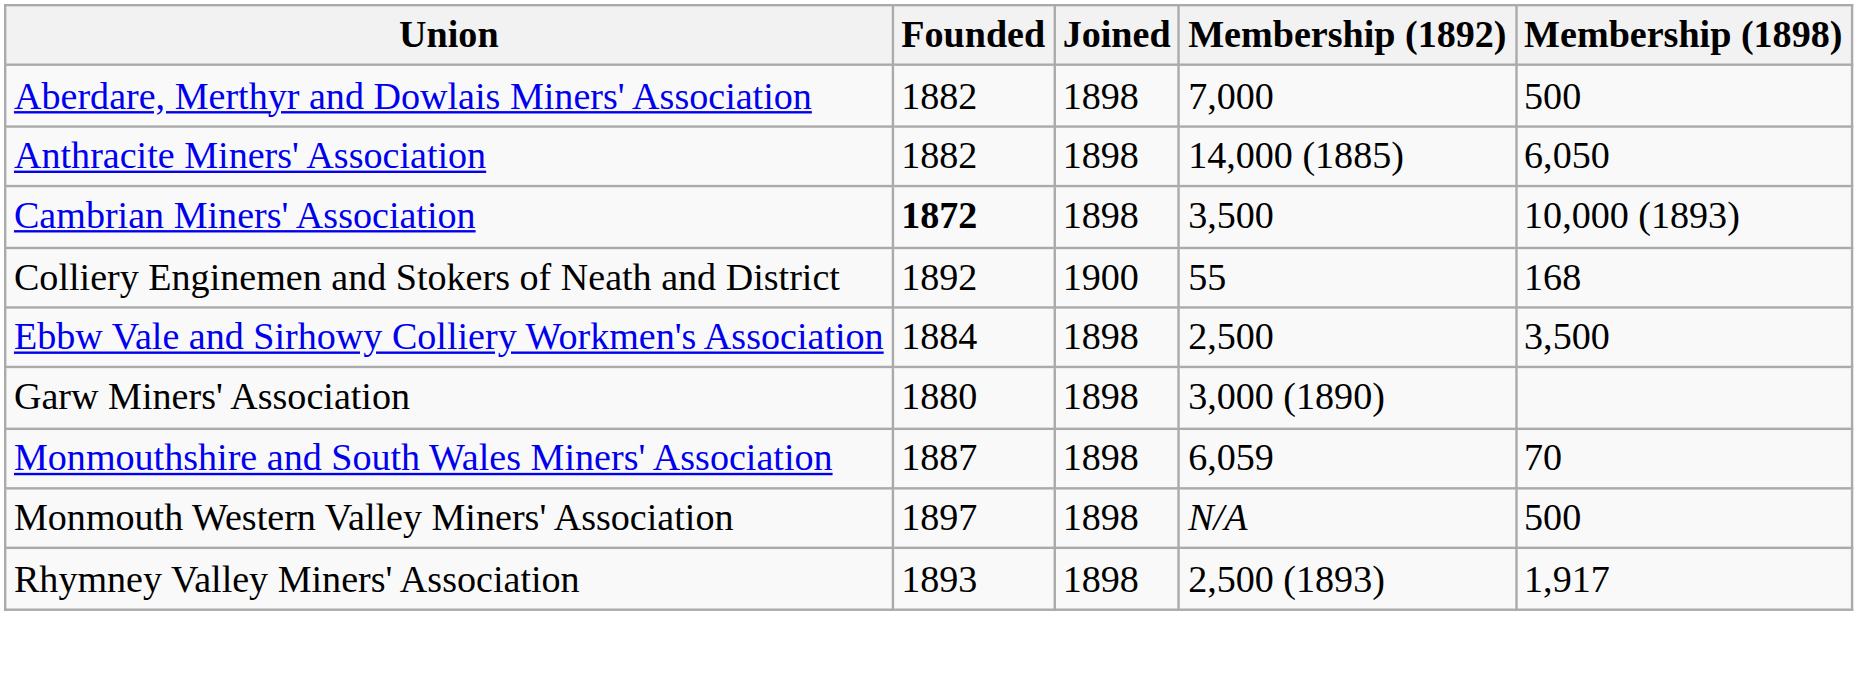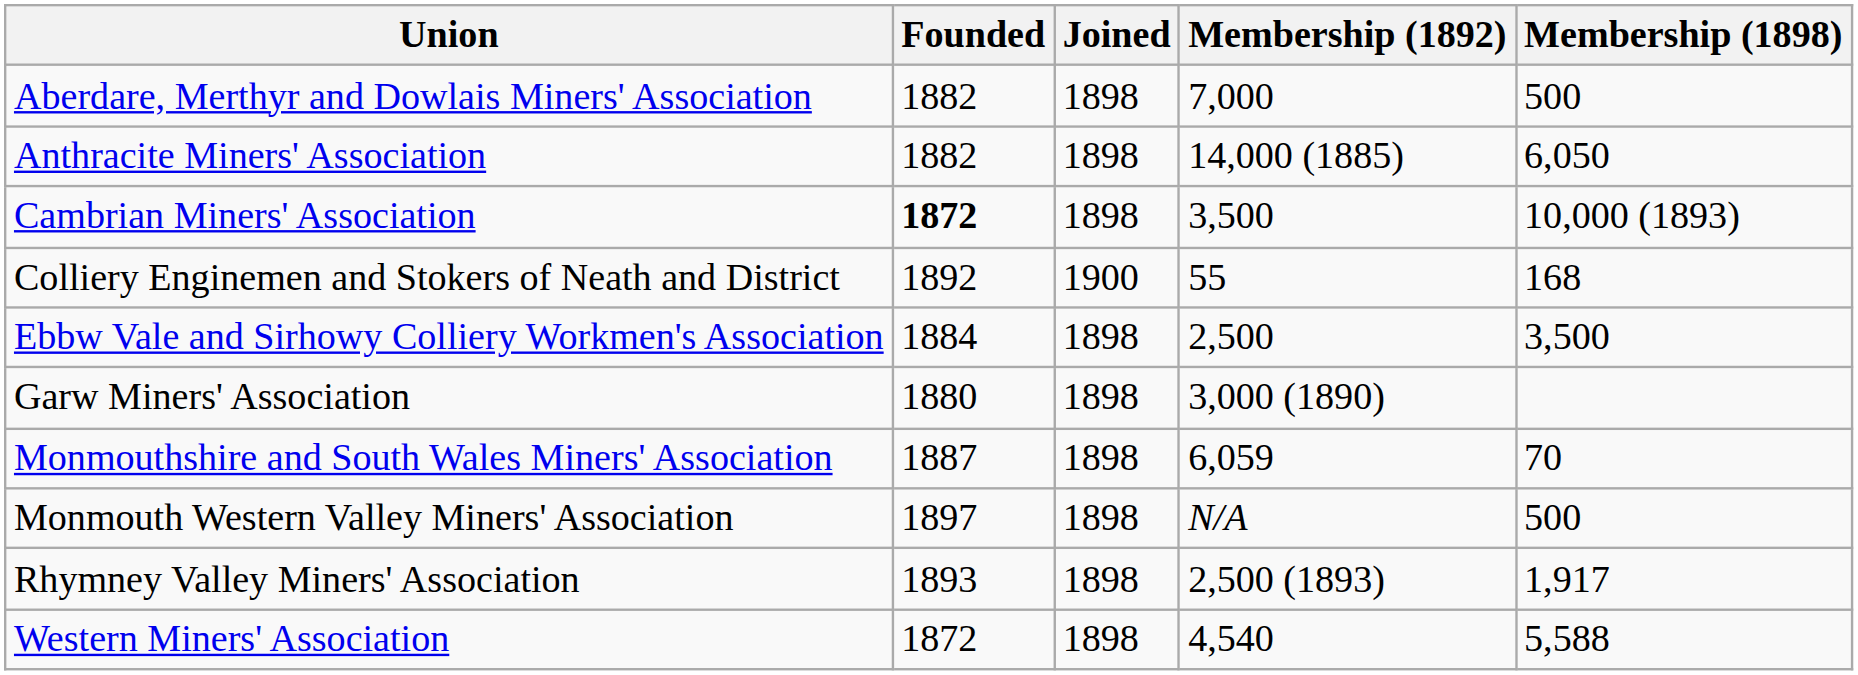+ row: (232, 638)
